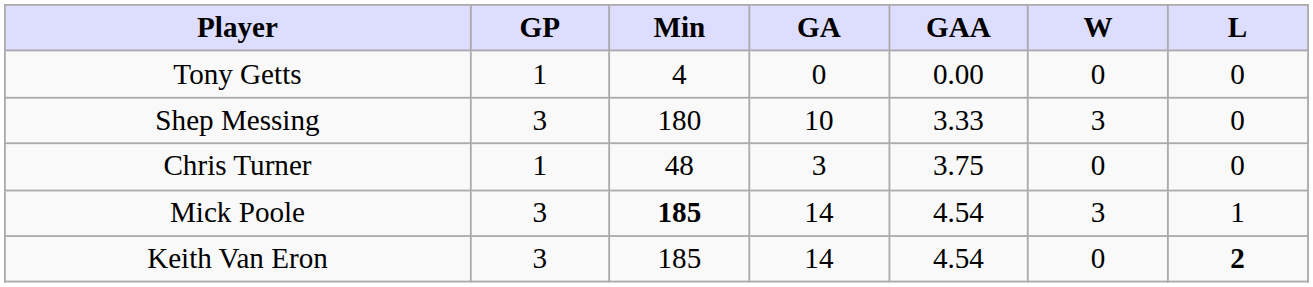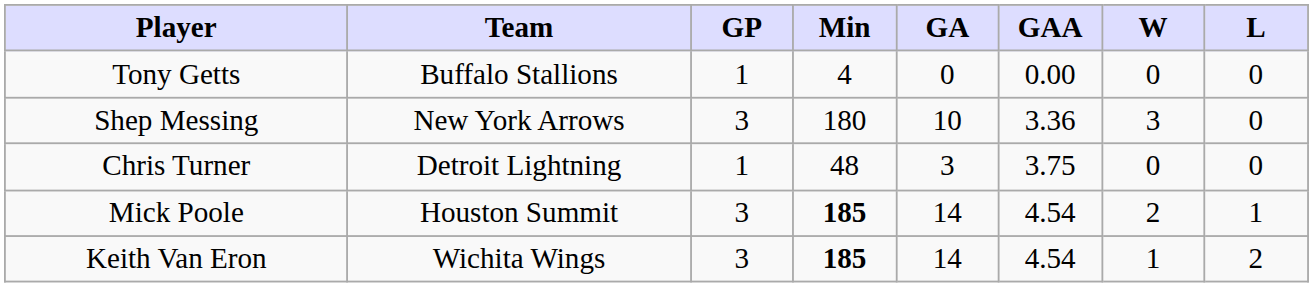+ column: (519, 27)
(958, 119) 3.33 -> (1050, 119) 3.36
(1098, 212) 3 -> (1153, 212) 2
(679, 258) normal -> (845, 258) bold
(1098, 258) 0 -> (1153, 258) 1
(1238, 258) bold -> (1256, 258) normal
